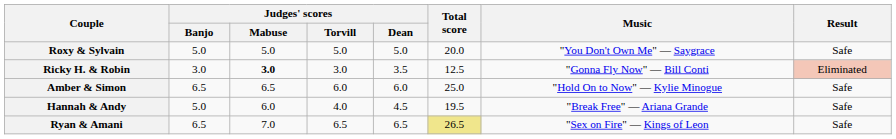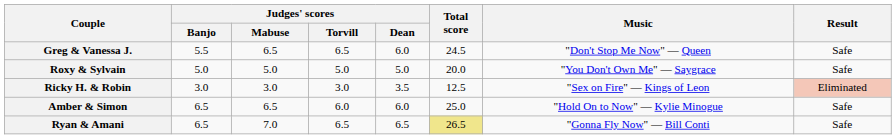+ row: (88, 51)
(268, 69) bold -> (270, 88) normal
(637, 69) "Gonna Fly Now" — Bill Conti -> (638, 88) "Sex on Fire" — Kings of Leon
- row: (87, 106)
(637, 125) "Sex on Fire" — Kings of Leon -> (638, 125) "Gonna Fly Now" — Bill Conti
